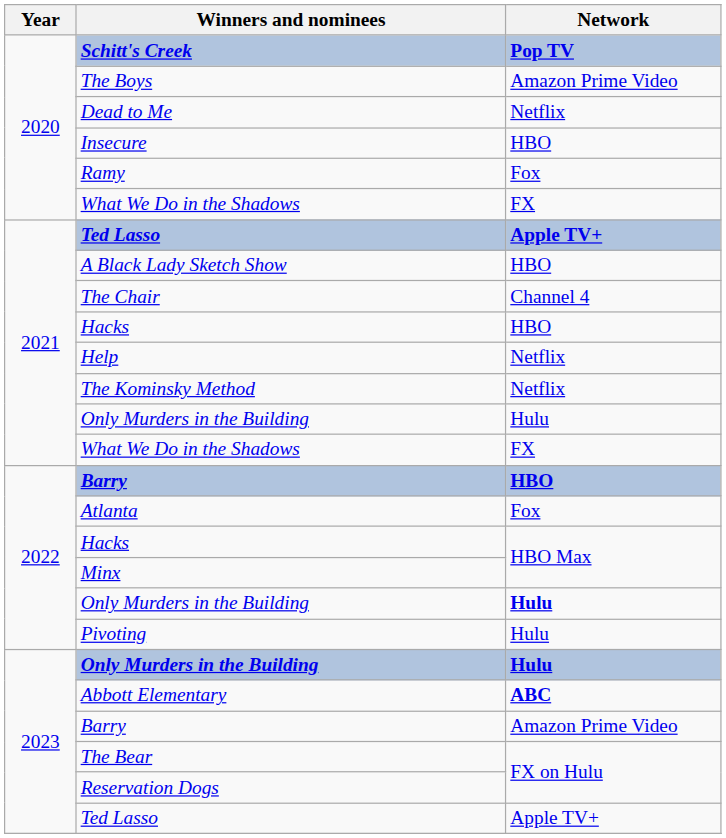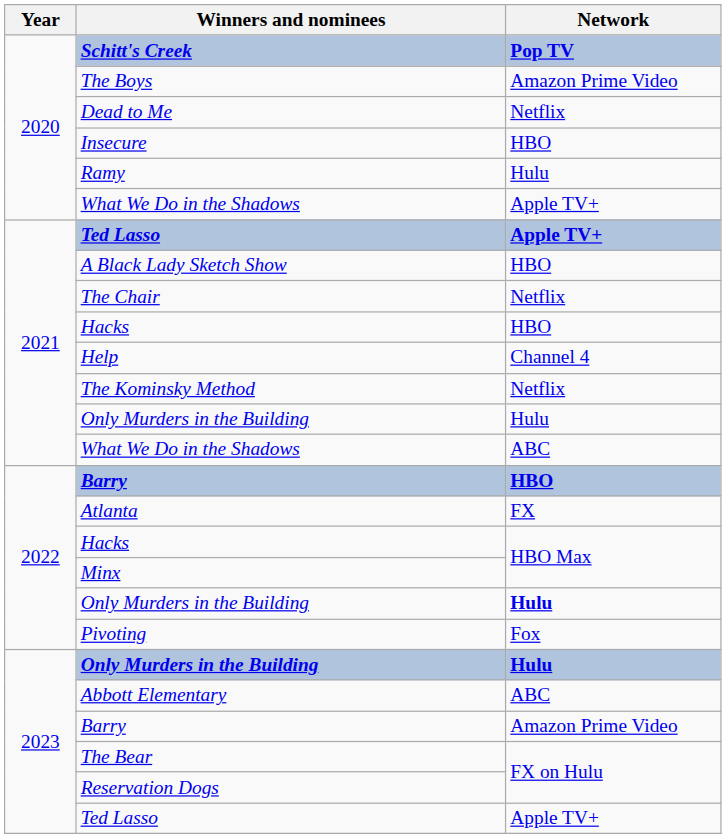(525, 173) Fox -> (530, 173) Hulu
(523, 204) FX -> (555, 204) Apple TV+
(550, 296) Channel 4 -> (538, 296) Netflix
(538, 357) Netflix -> (550, 357) Channel 4
(523, 449) FX -> (530, 449) ABC
(525, 511) Fox -> (523, 511) FX
(530, 633) Hulu -> (525, 633) Fox
(531, 695) bold -> (530, 695) normal
